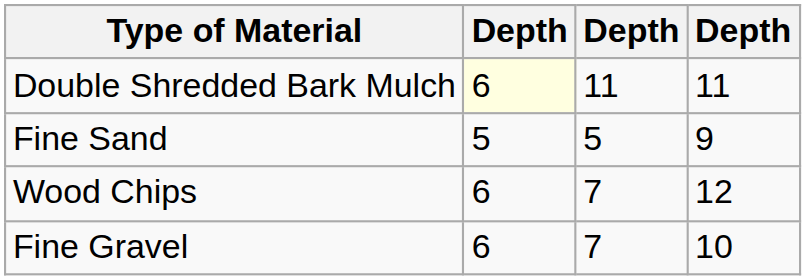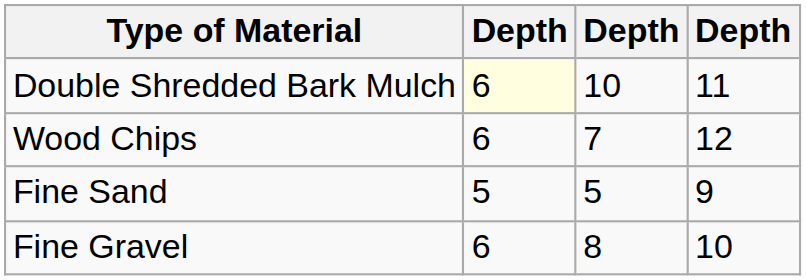(601, 85) 11 -> (602, 85) 10
rows swapped: (105, 192) <-> (90, 138)
(593, 246) 7 -> (593, 246) 8
